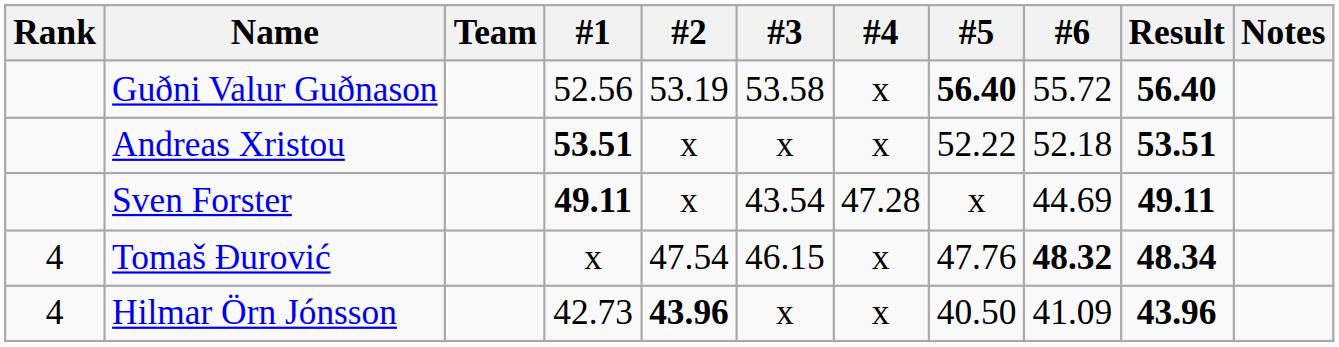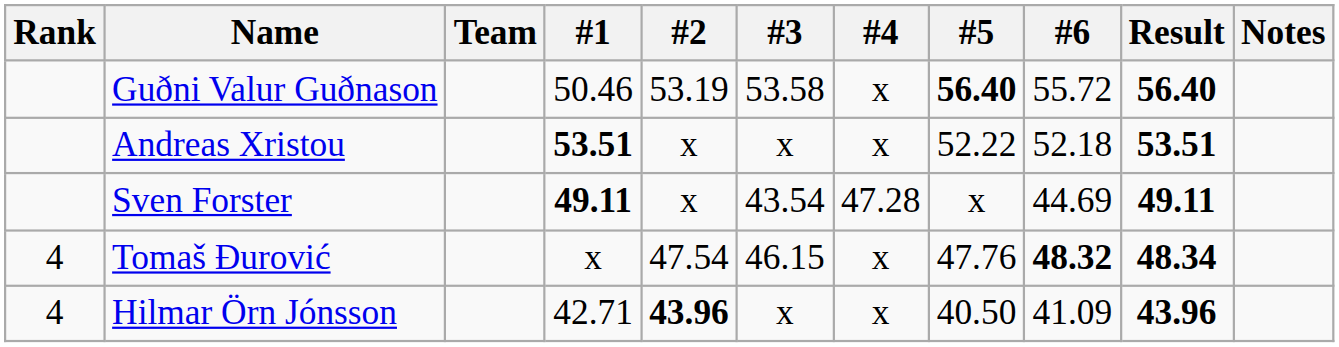(593, 88) 52.56 -> (593, 88) 50.46
(593, 312) 42.73 -> (593, 312) 42.71
